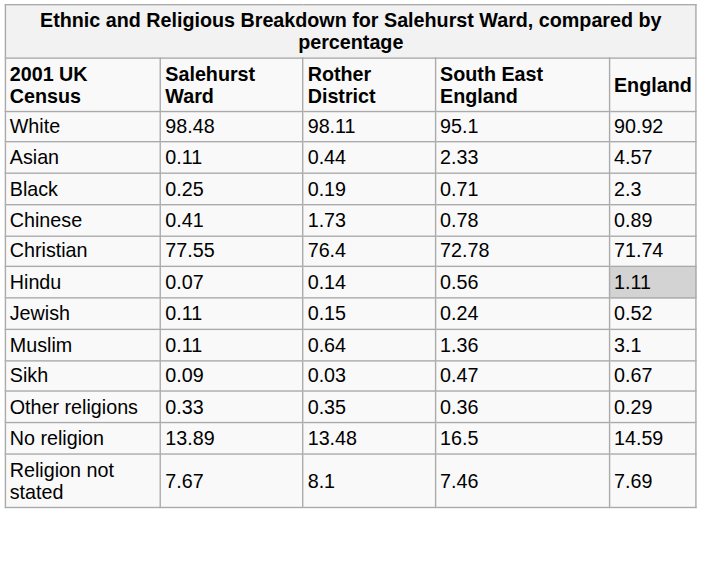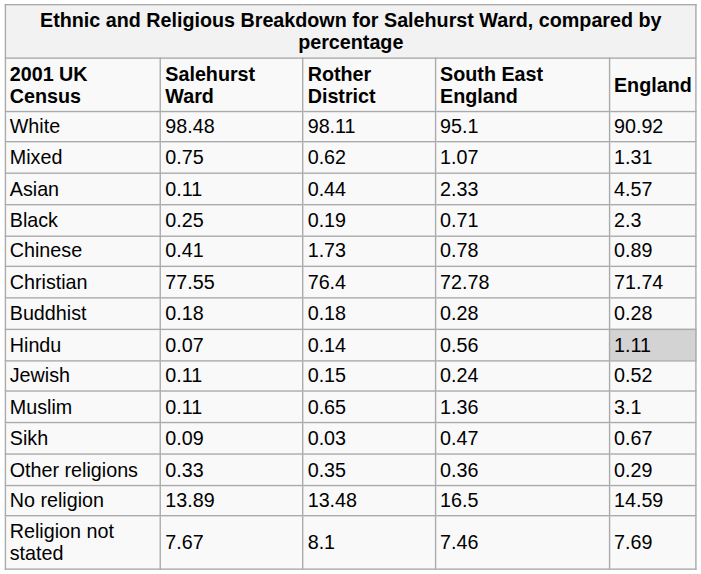+ row: (36, 158)
+ row: (48, 314)
(327, 345) 0.64 -> (327, 407) 0.65
